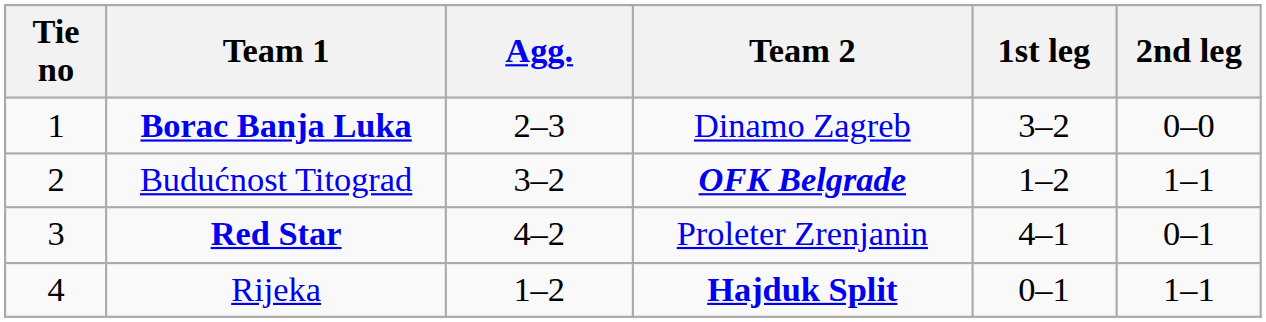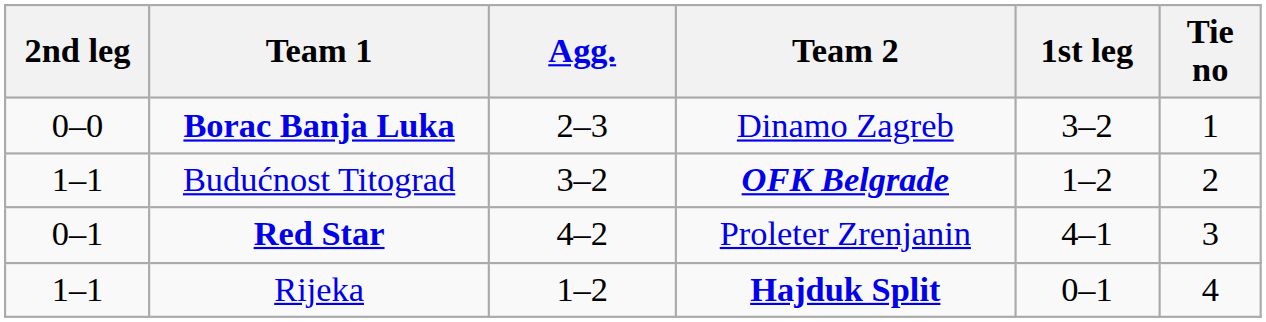columns swapped: (56, 51) <-> (1189, 51)
